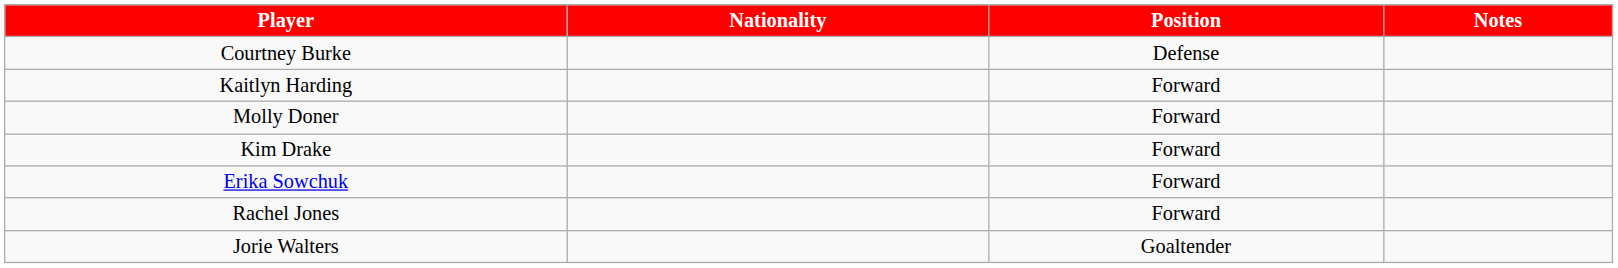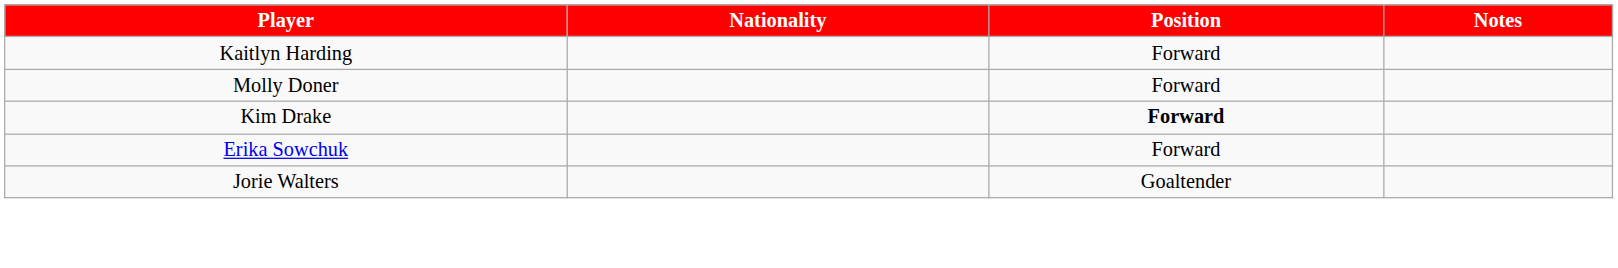- row: (286, 52)
(1186, 149) normal -> (1186, 117) bold
- row: (286, 213)
